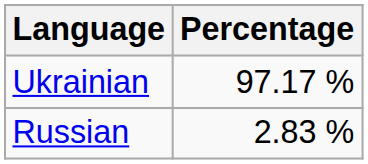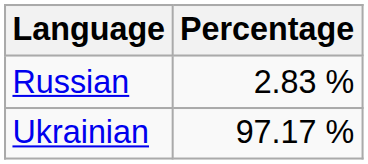rows swapped: (81, 81) <-> (71, 132)
